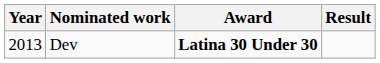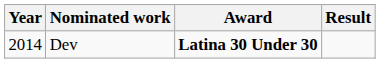(25, 44) 2013 -> (25, 44) 2014
